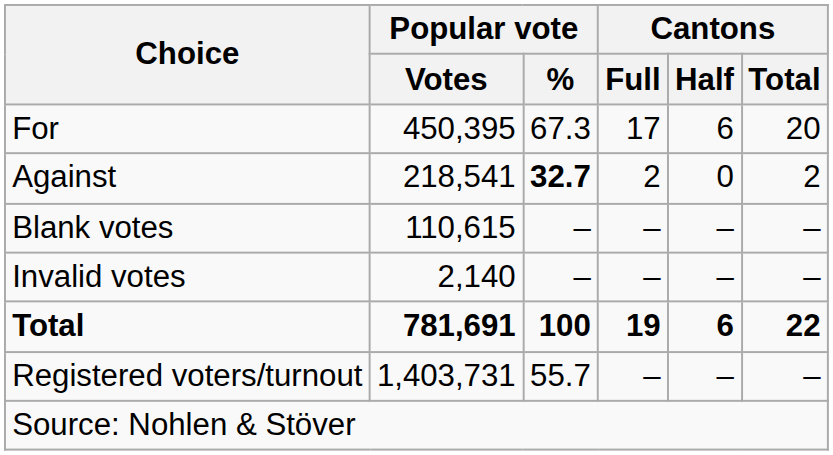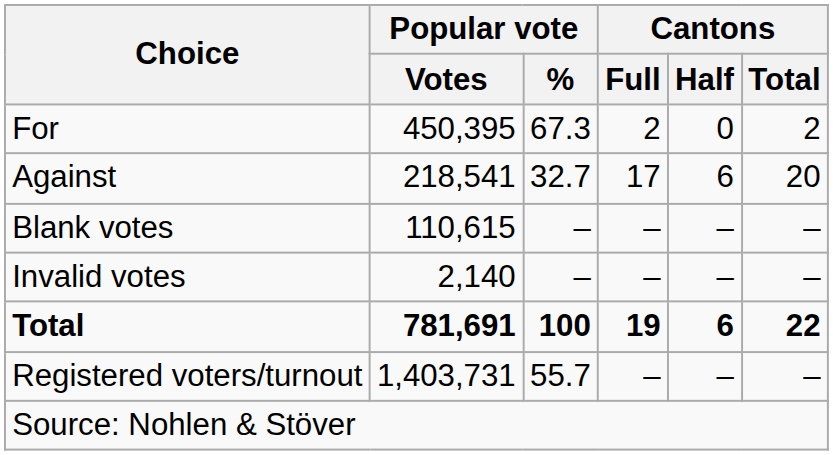(643, 128) 17 -> (652, 128) 2
(725, 128) 6 -> (725, 128) 0
(803, 128) 20 -> (812, 128) 2
(560, 177) bold -> (560, 177) normal
(652, 177) 2 -> (643, 177) 17
(725, 177) 0 -> (725, 177) 6
(812, 177) 2 -> (803, 177) 20
